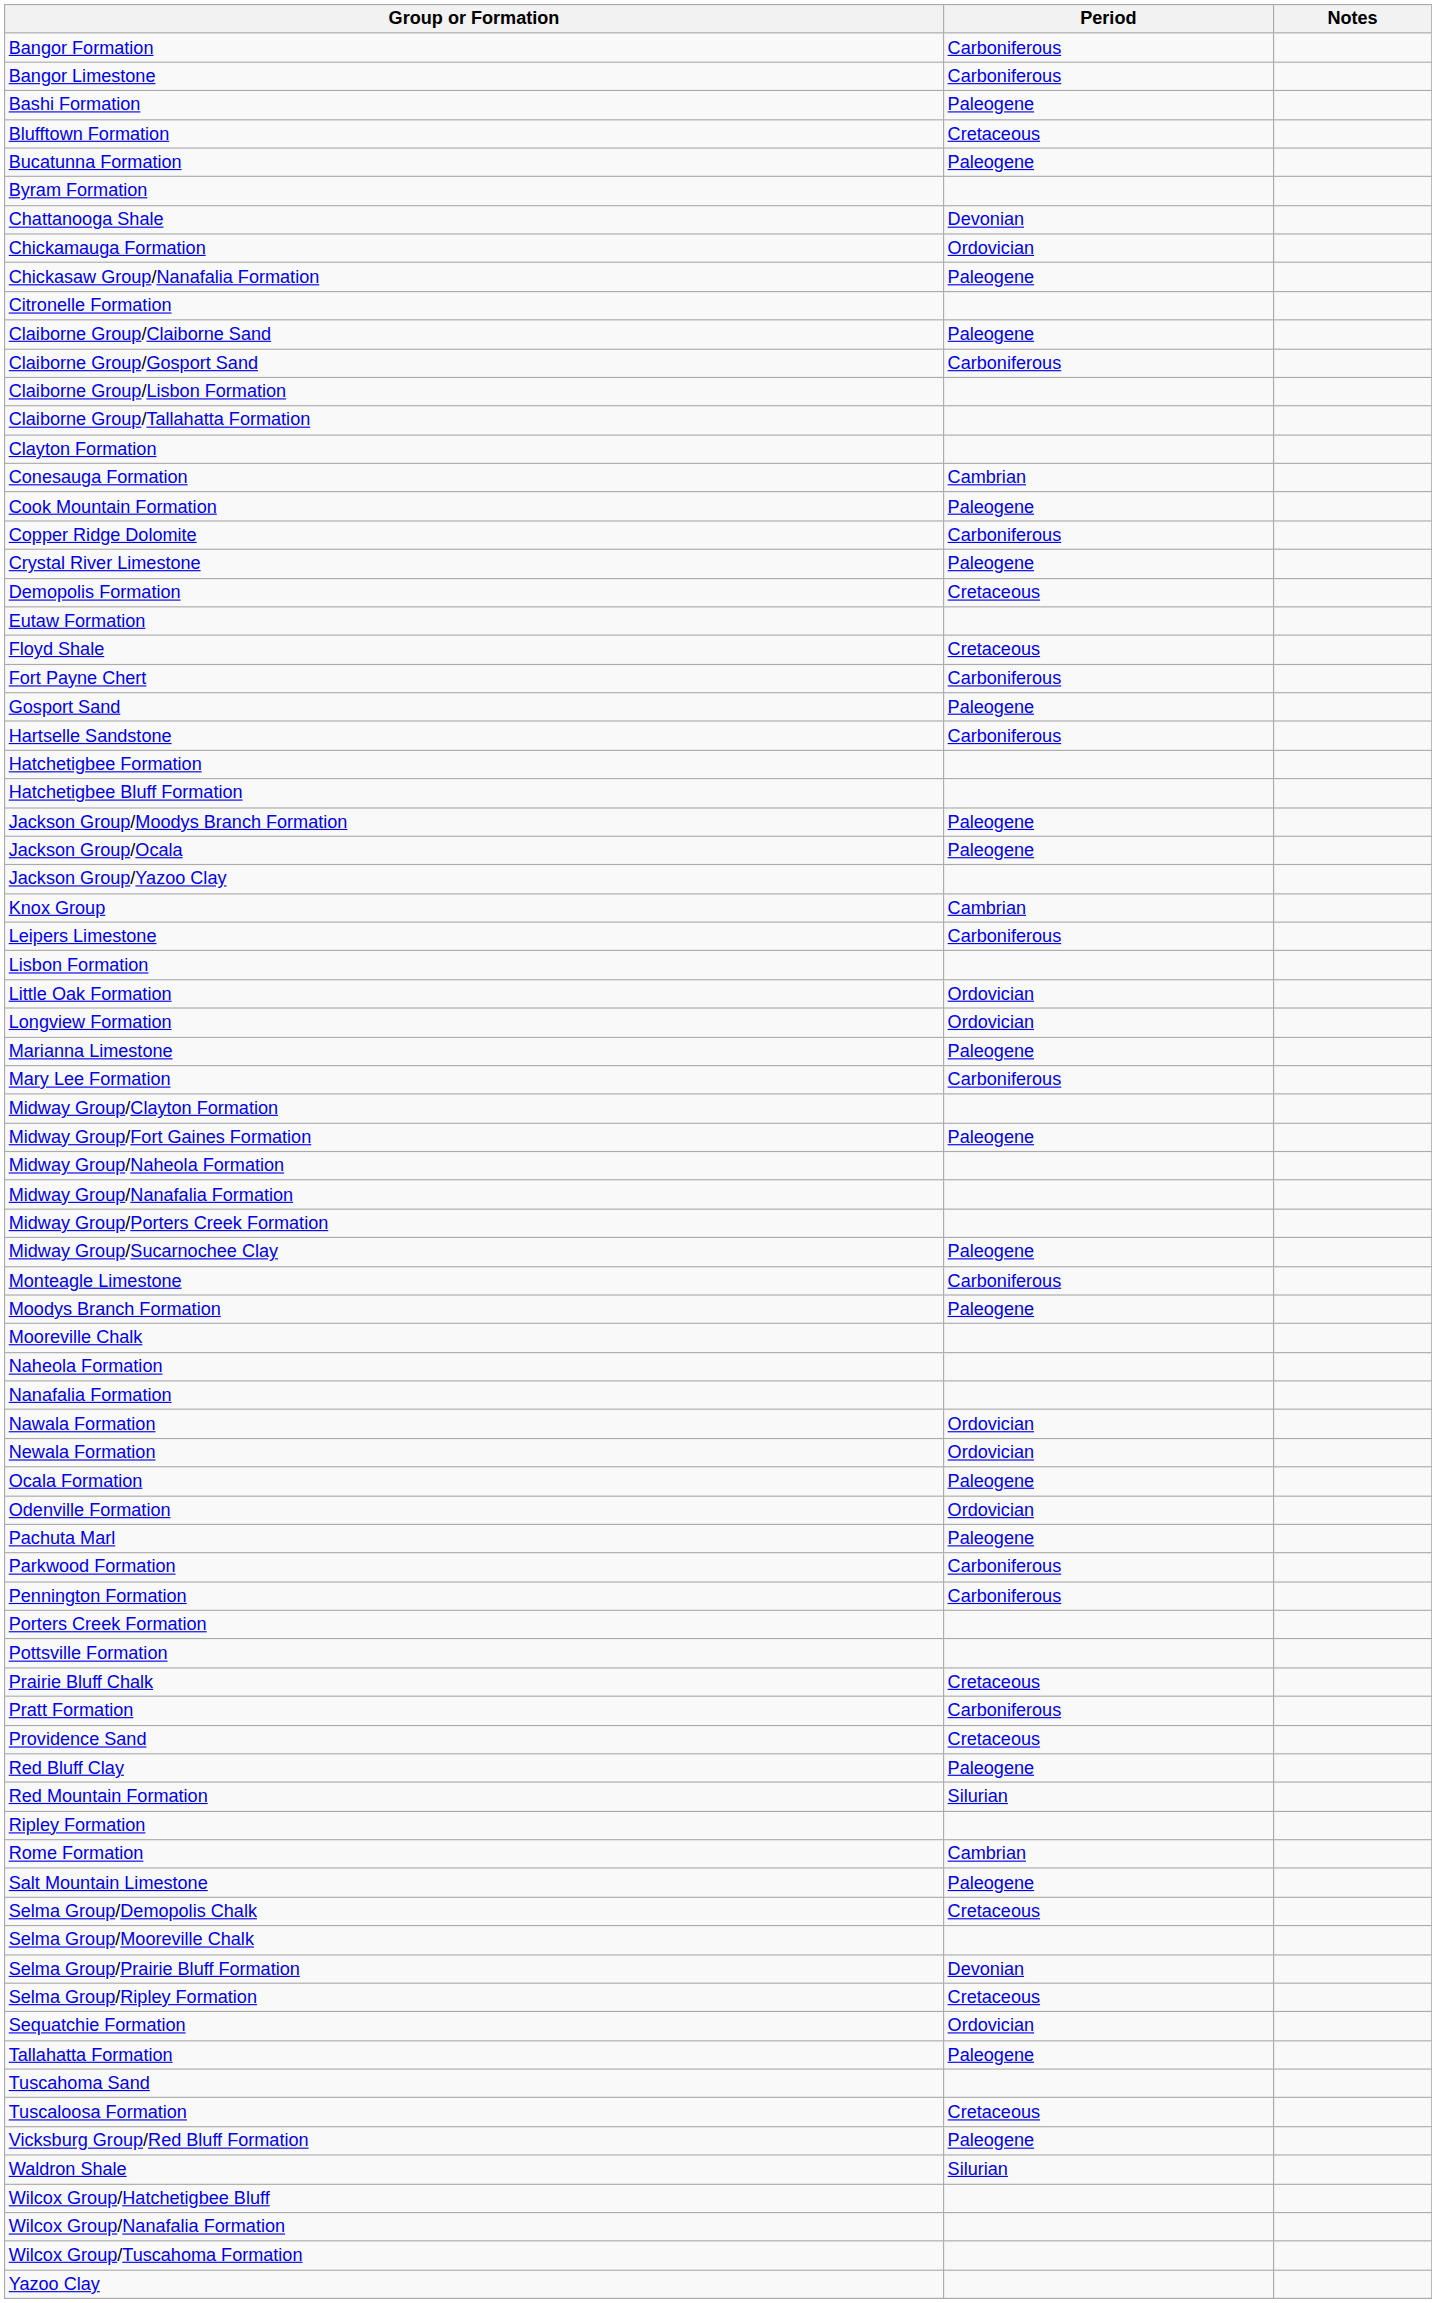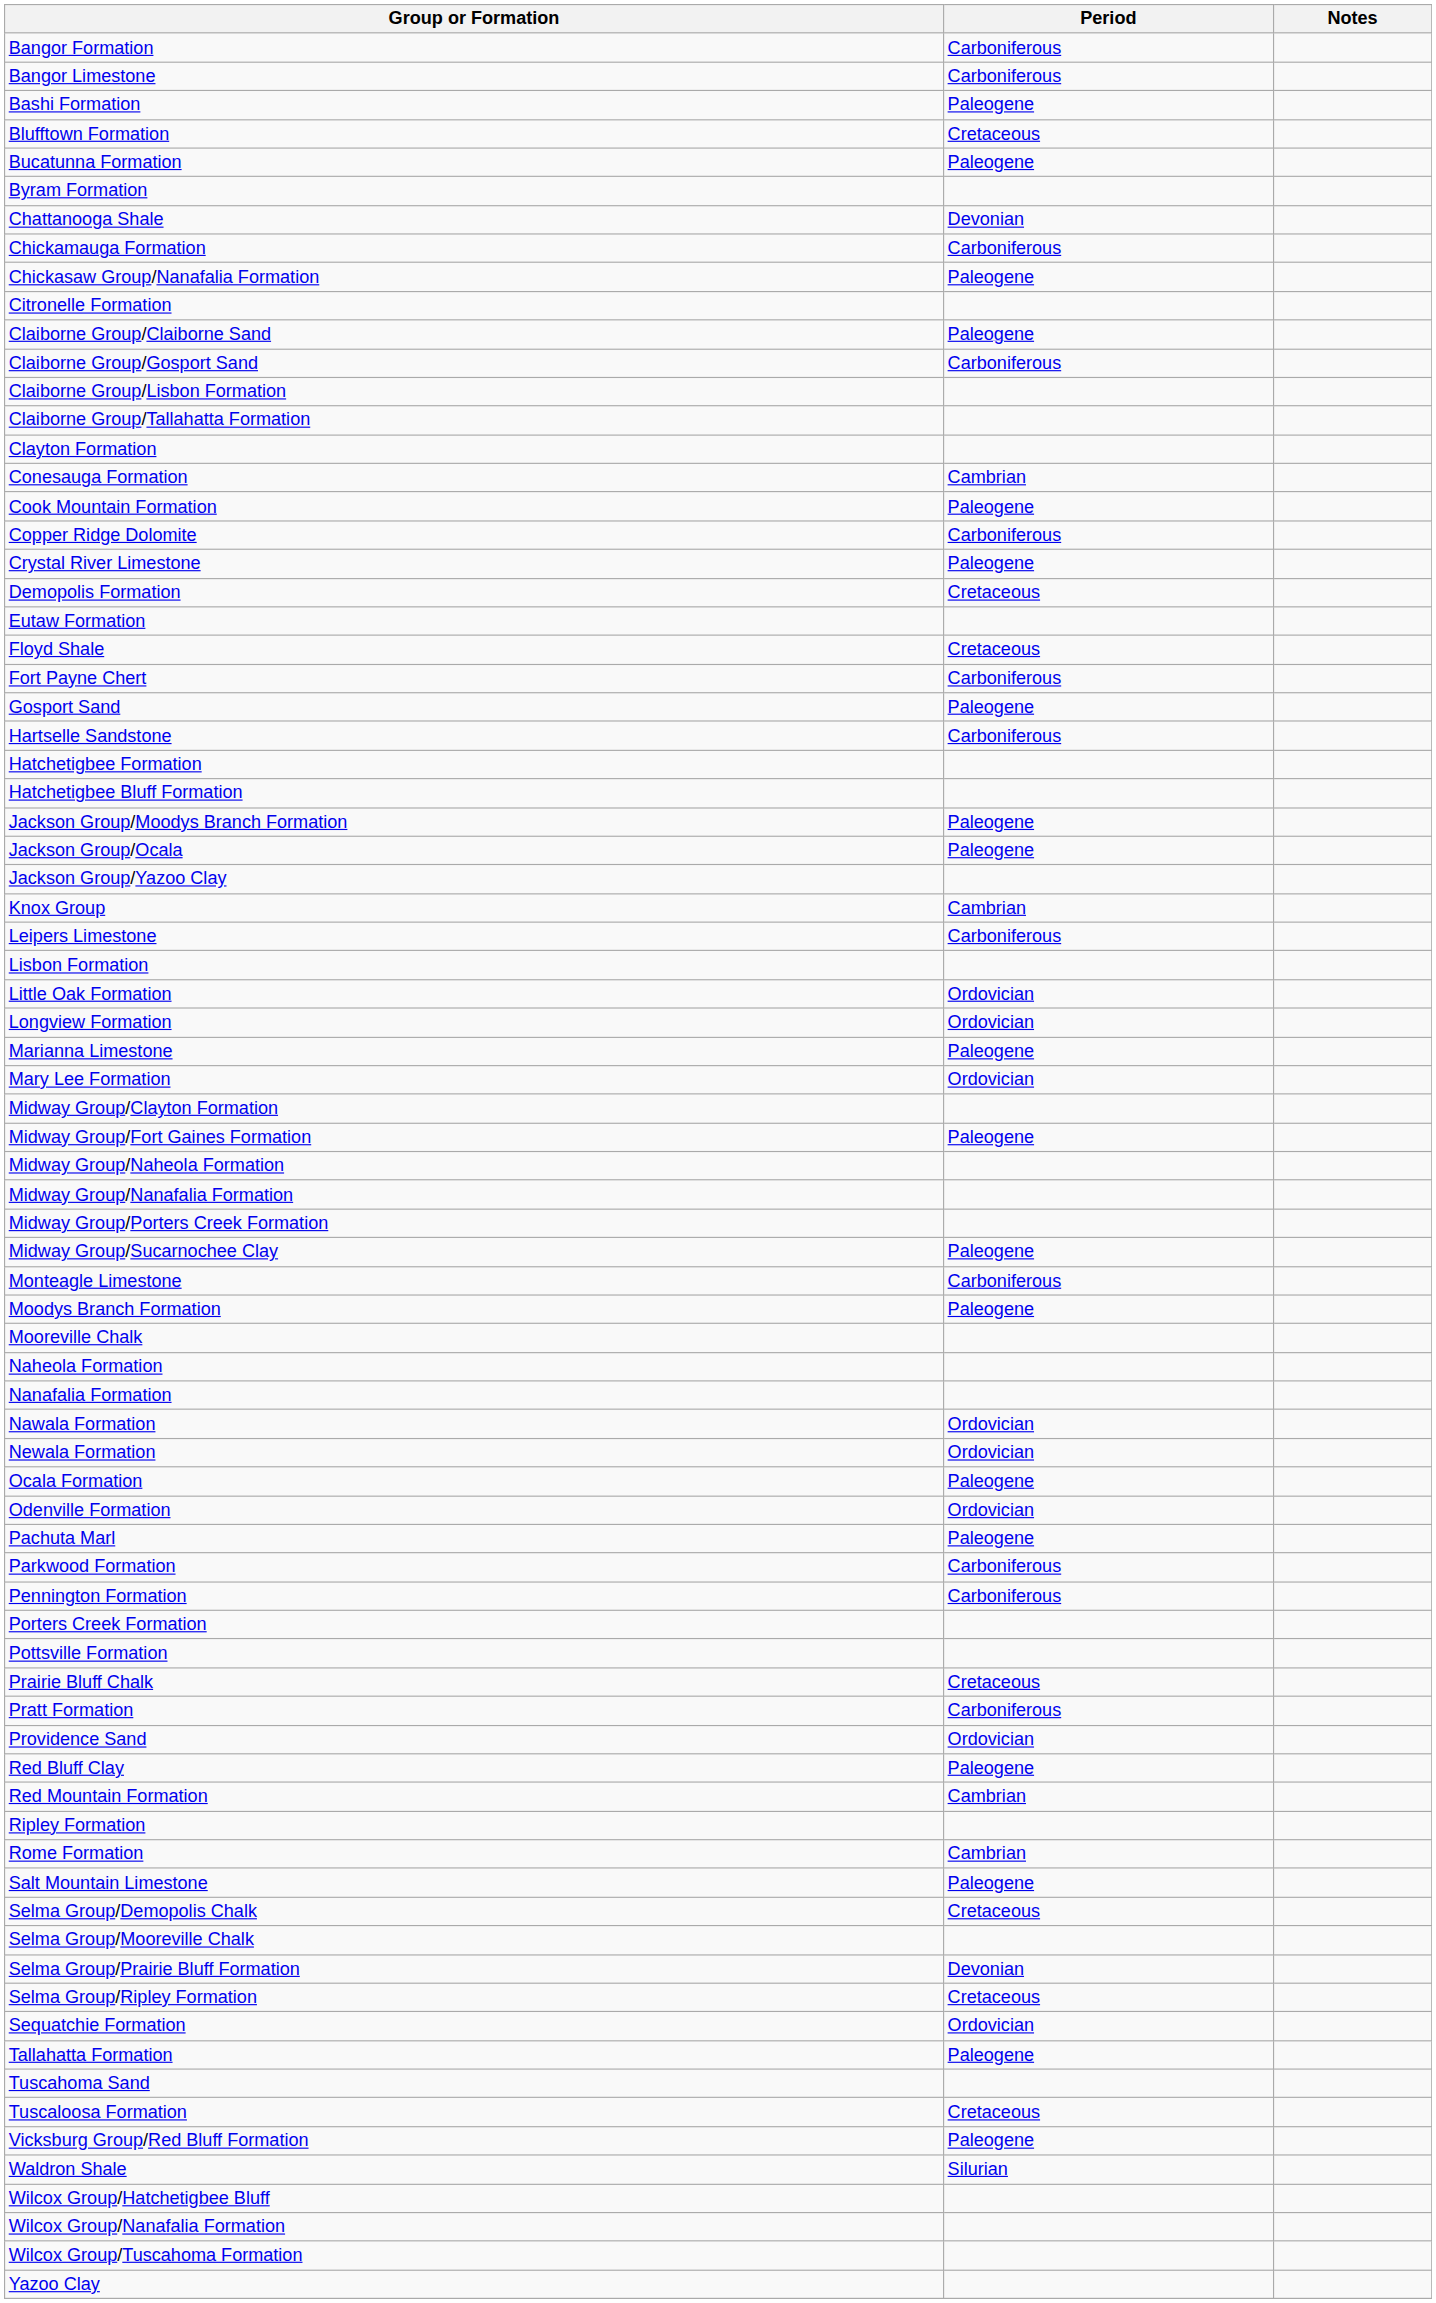(991, 248) Ordovician -> (1004, 248) Carboniferous
(1004, 1079) Carboniferous -> (991, 1079) Ordovician
(994, 1739) Cretaceous -> (991, 1739) Ordovician
(978, 1796) Silurian -> (987, 1796) Cambrian
